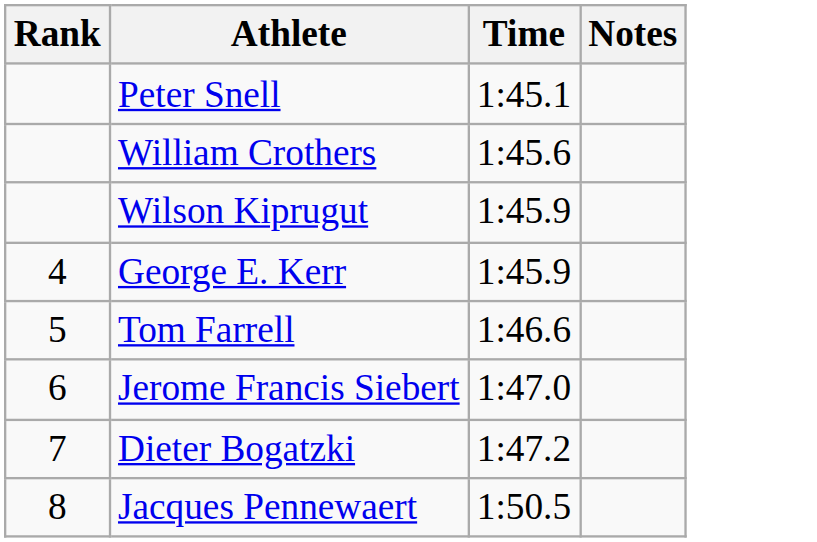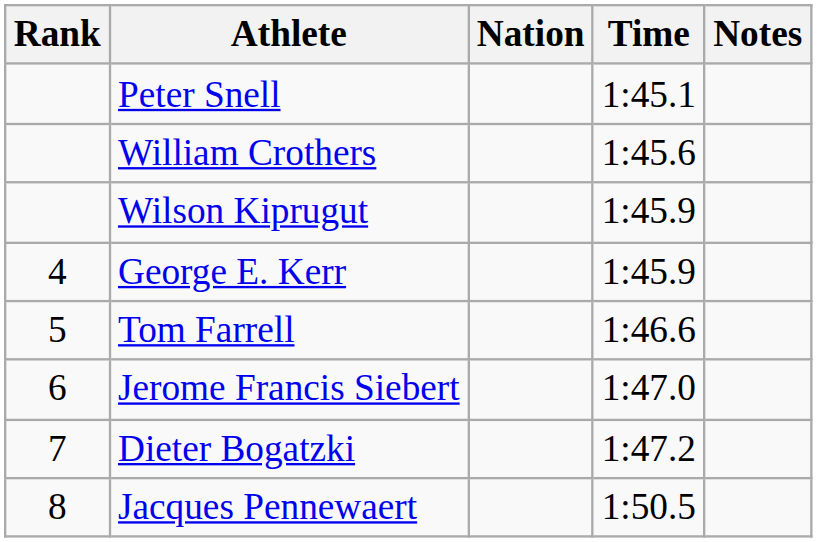+ column: (531, 34)
